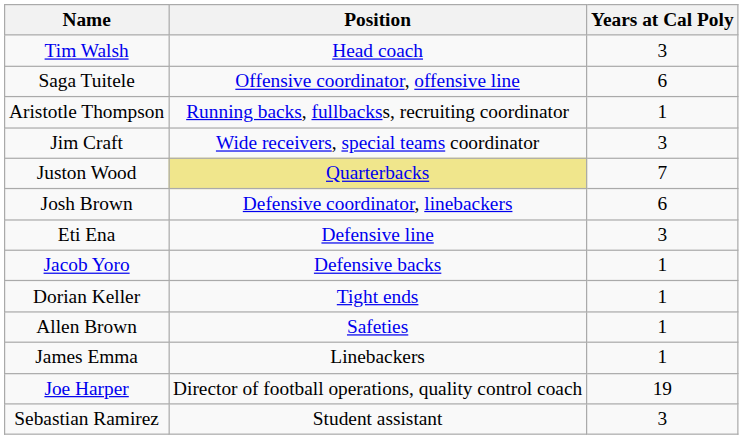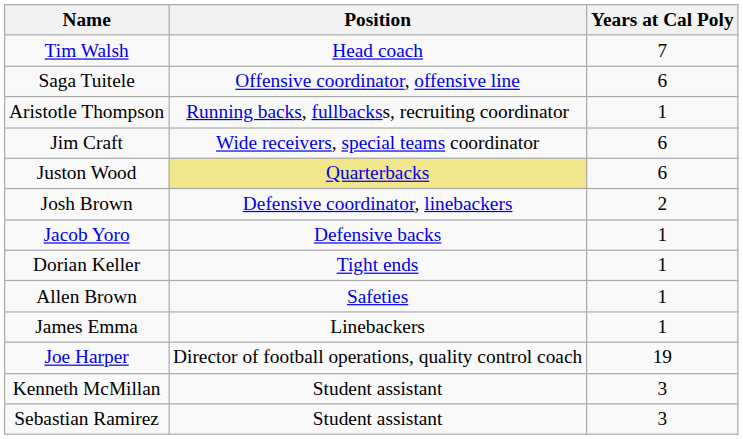(662, 50) 3 -> (662, 50) 7
(662, 142) 3 -> (662, 142) 6
(662, 173) 7 -> (662, 173) 6
(662, 204) 6 -> (662, 204) 2
- row: (87, 234)
+ row: (87, 388)
